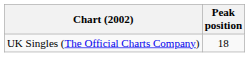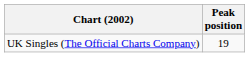(223, 43) 18 -> (223, 43) 19
